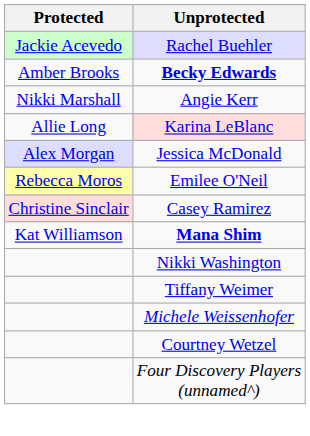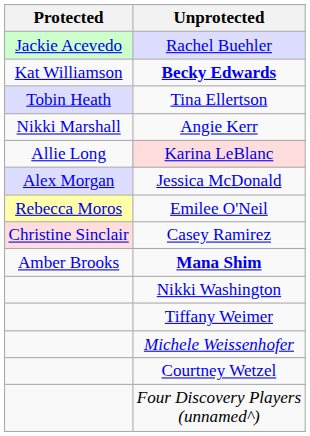(69, 72) Amber Brooks -> (69, 72) Kat Williamson
+ row: (219, 99)
(69, 235) Kat Williamson -> (69, 262) Amber Brooks
